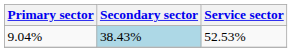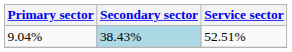(225, 36) 52.53% -> (225, 36) 52.51%
